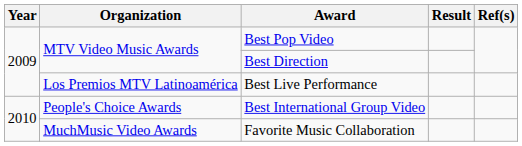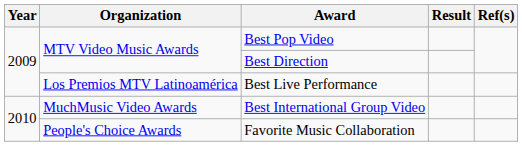(112, 107) People's Choice Awards -> (120, 107) MuchMusic Video Awards
(120, 130) MuchMusic Video Awards -> (112, 130) People's Choice Awards
